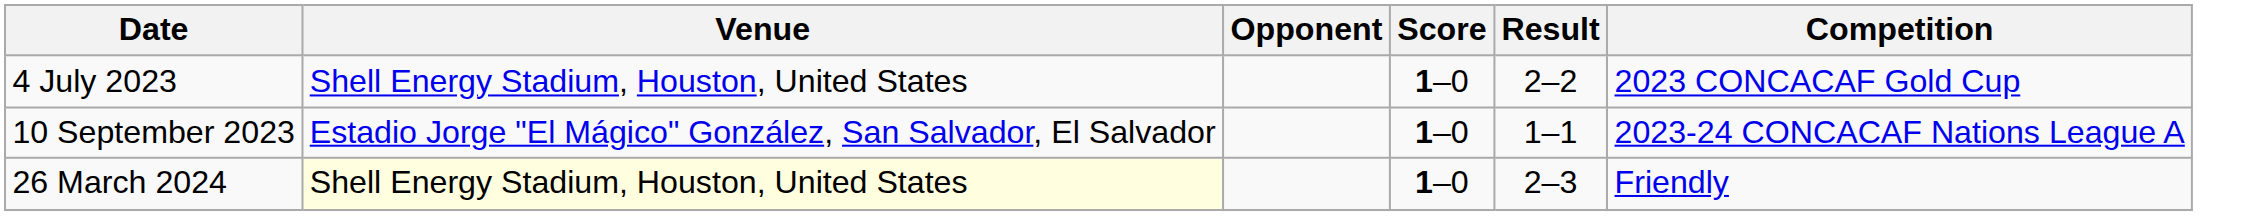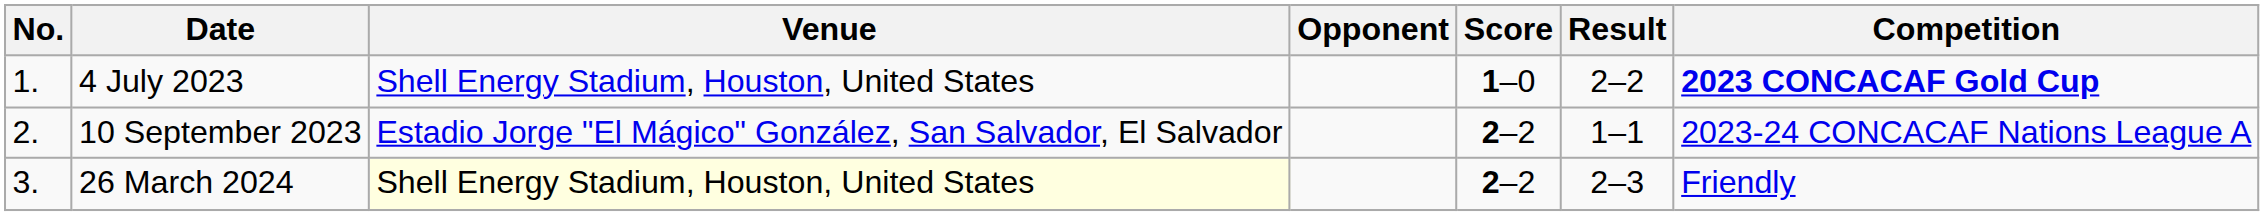+ column: (38, 30)
(1817, 81) normal -> (1890, 81) bold
(1442, 132) 1–0 -> (1509, 132) 2–2
(1442, 183) 1–0 -> (1509, 183) 2–2
